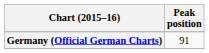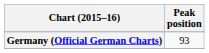(184, 40) 91 -> (184, 40) 93
